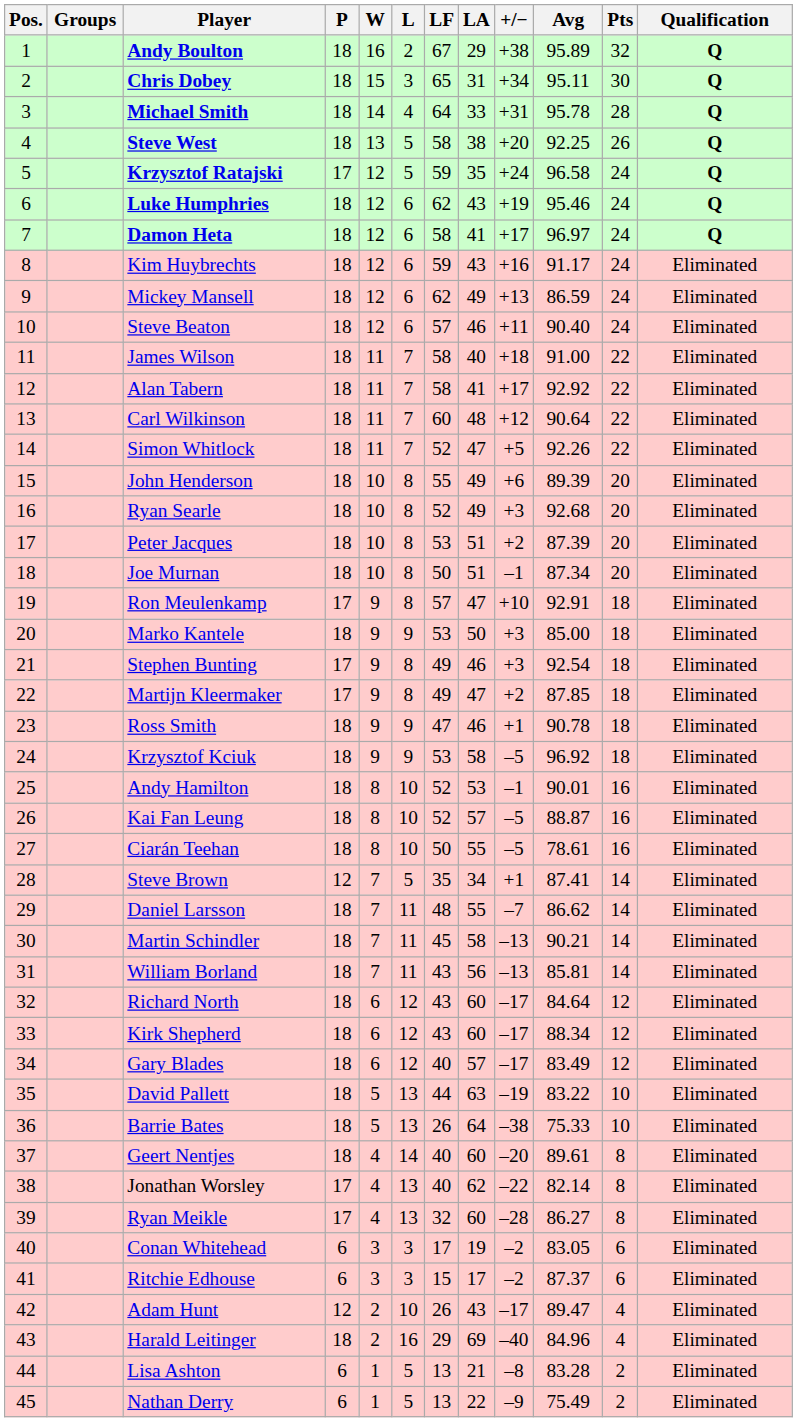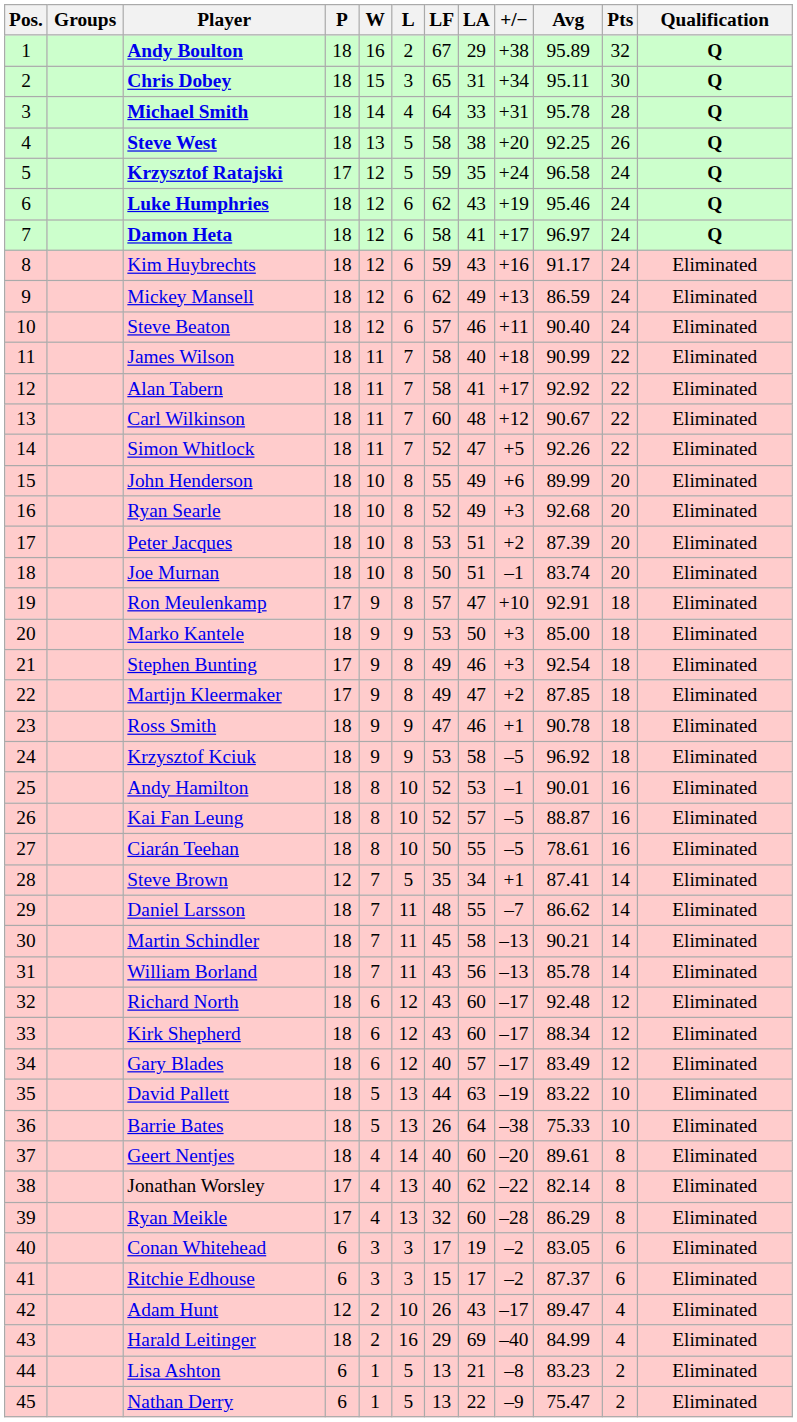(568, 357) 91.00 -> (568, 357) 90.99
(568, 419) 90.64 -> (568, 419) 90.67
(568, 480) 89.39 -> (568, 480) 89.99
(568, 572) 87.34 -> (568, 572) 83.74
(568, 971) 85.81 -> (568, 971) 85.78
(568, 1002) 84.64 -> (568, 1002) 92.48
(568, 1217) 86.27 -> (568, 1217) 86.29
(568, 1340) 84.96 -> (568, 1340) 84.99
(568, 1370) 83.28 -> (568, 1370) 83.23
(568, 1401) 75.49 -> (568, 1401) 75.47
